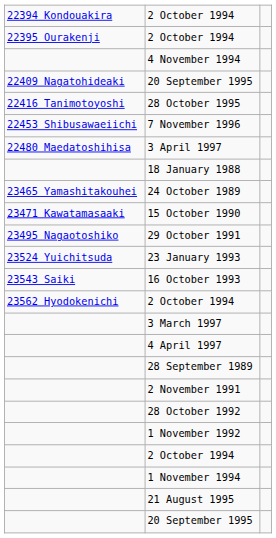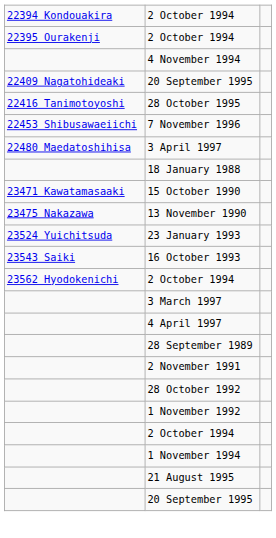- row: (72, 191)
+ row: (50, 213)
- row: (63, 235)
